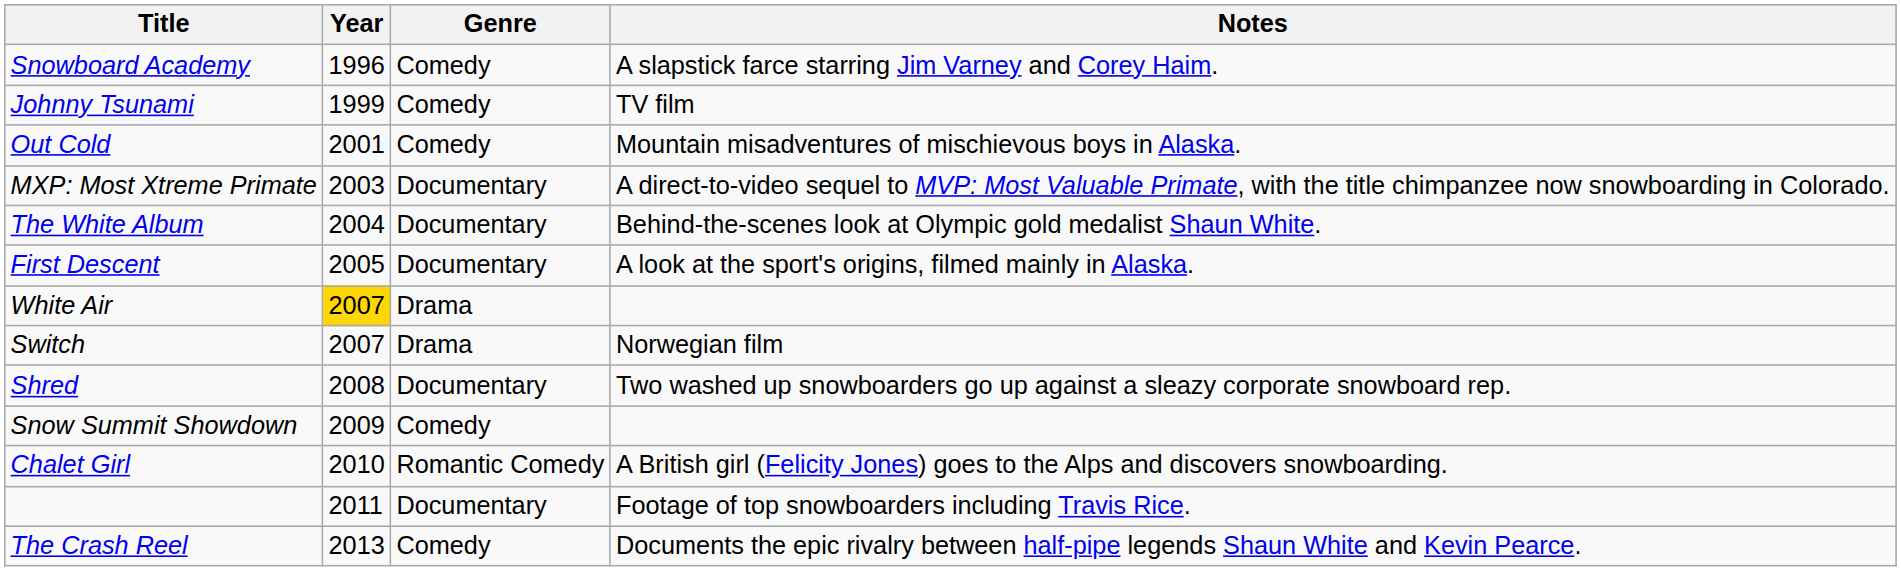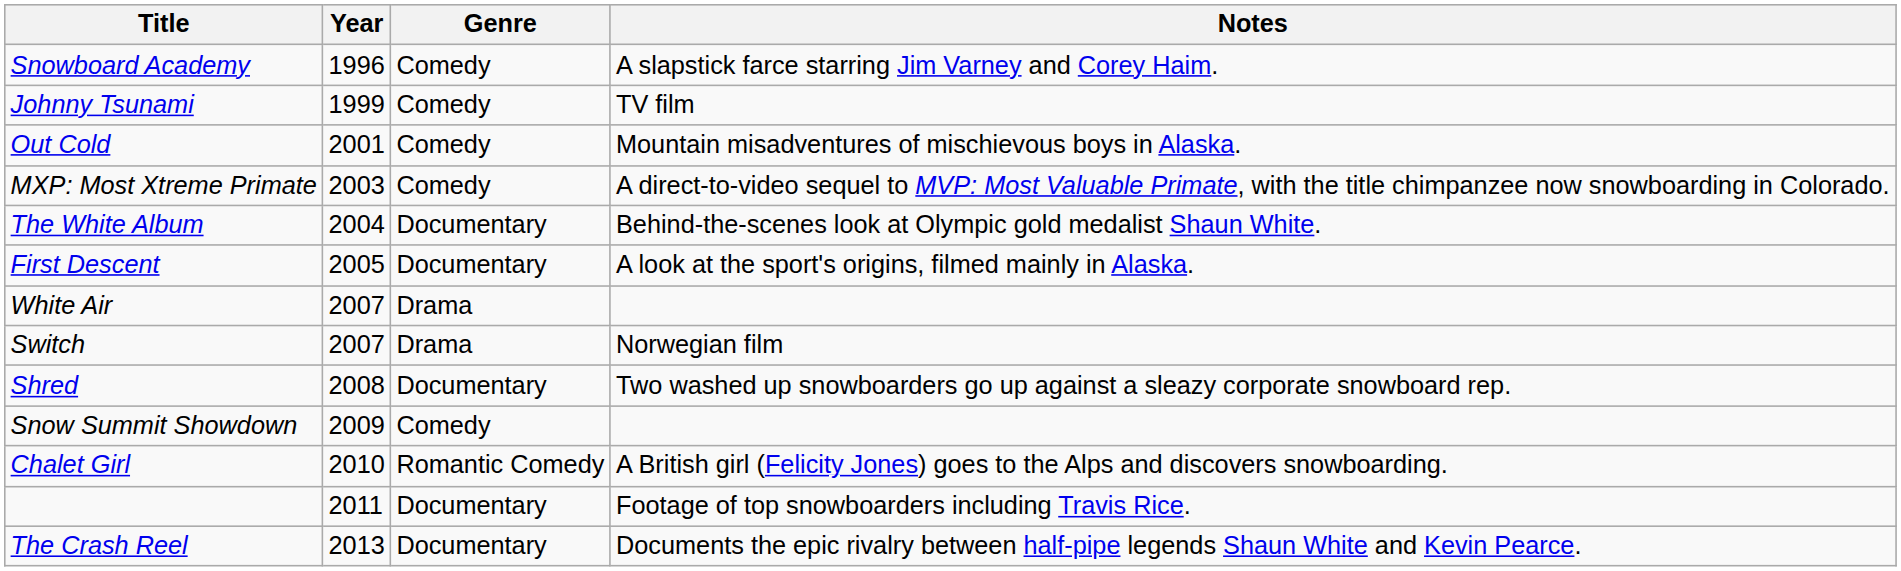(472, 184) Documentary -> (443, 184) Comedy
(357, 305) gold background -> (357, 305) no background
(443, 545) Comedy -> (472, 545) Documentary
